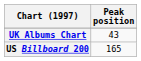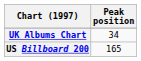(114, 35) 43 -> (114, 35) 34
